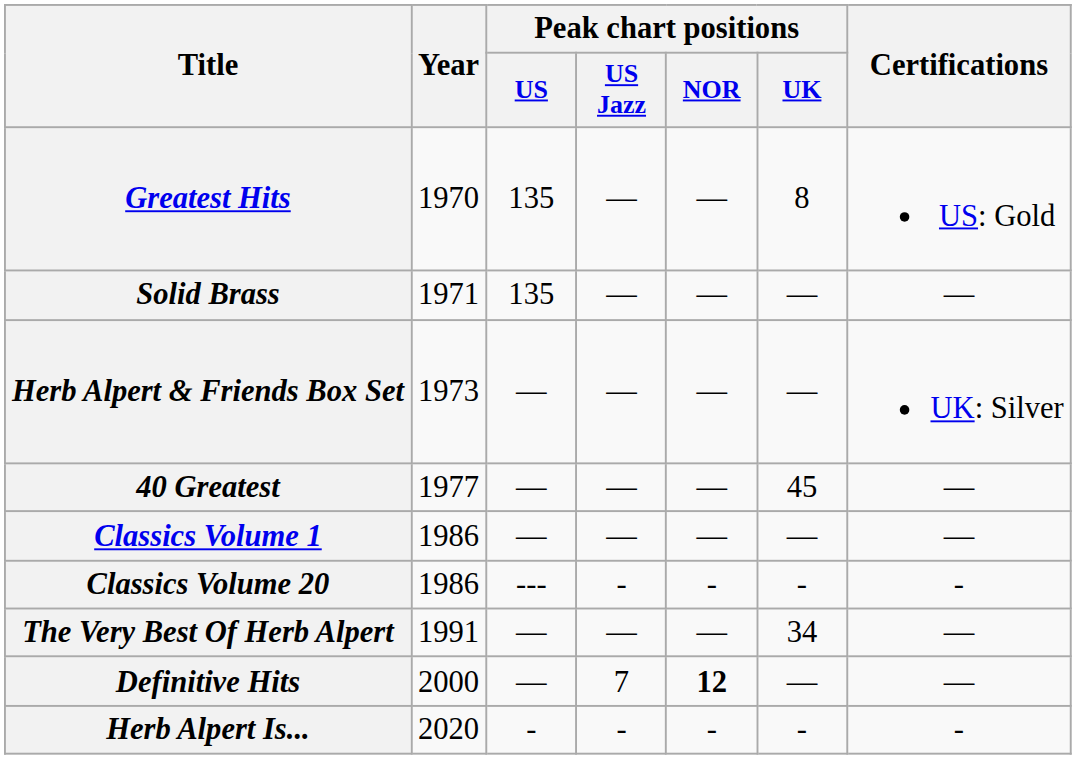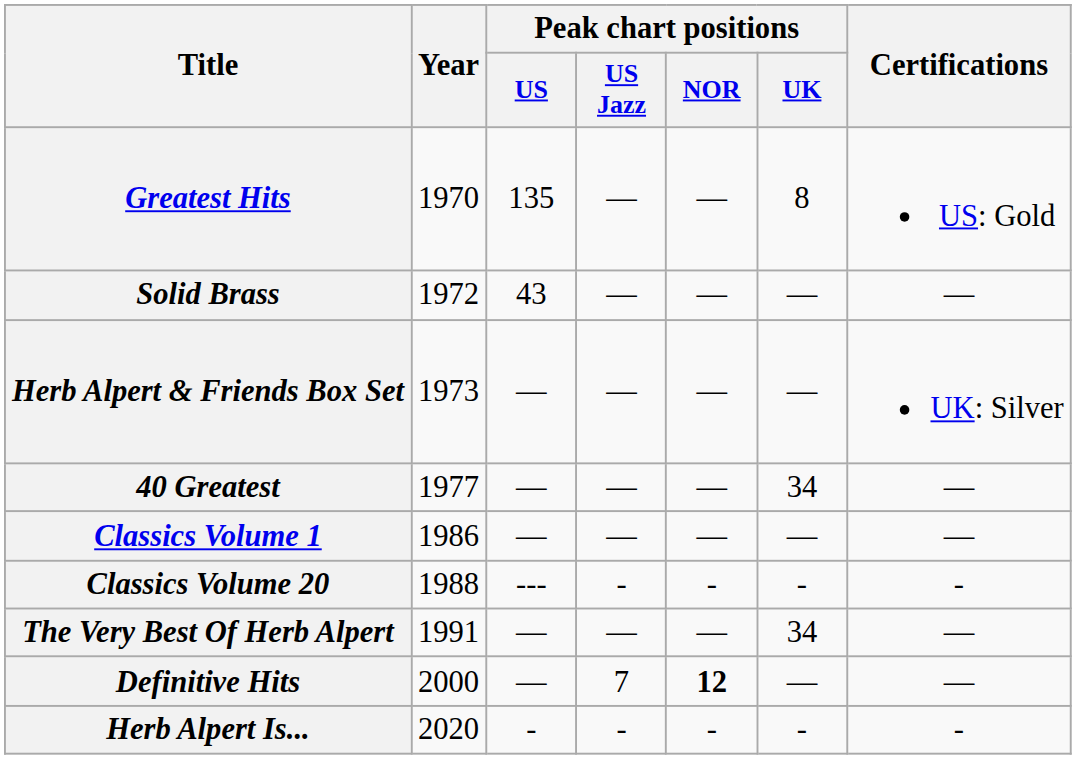(449, 294) 1971 -> (449, 294) 1972
(531, 294) 135 -> (531, 294) 43
(802, 487) 45 -> (802, 487) 34
(449, 583) 1986 -> (449, 583) 1988
